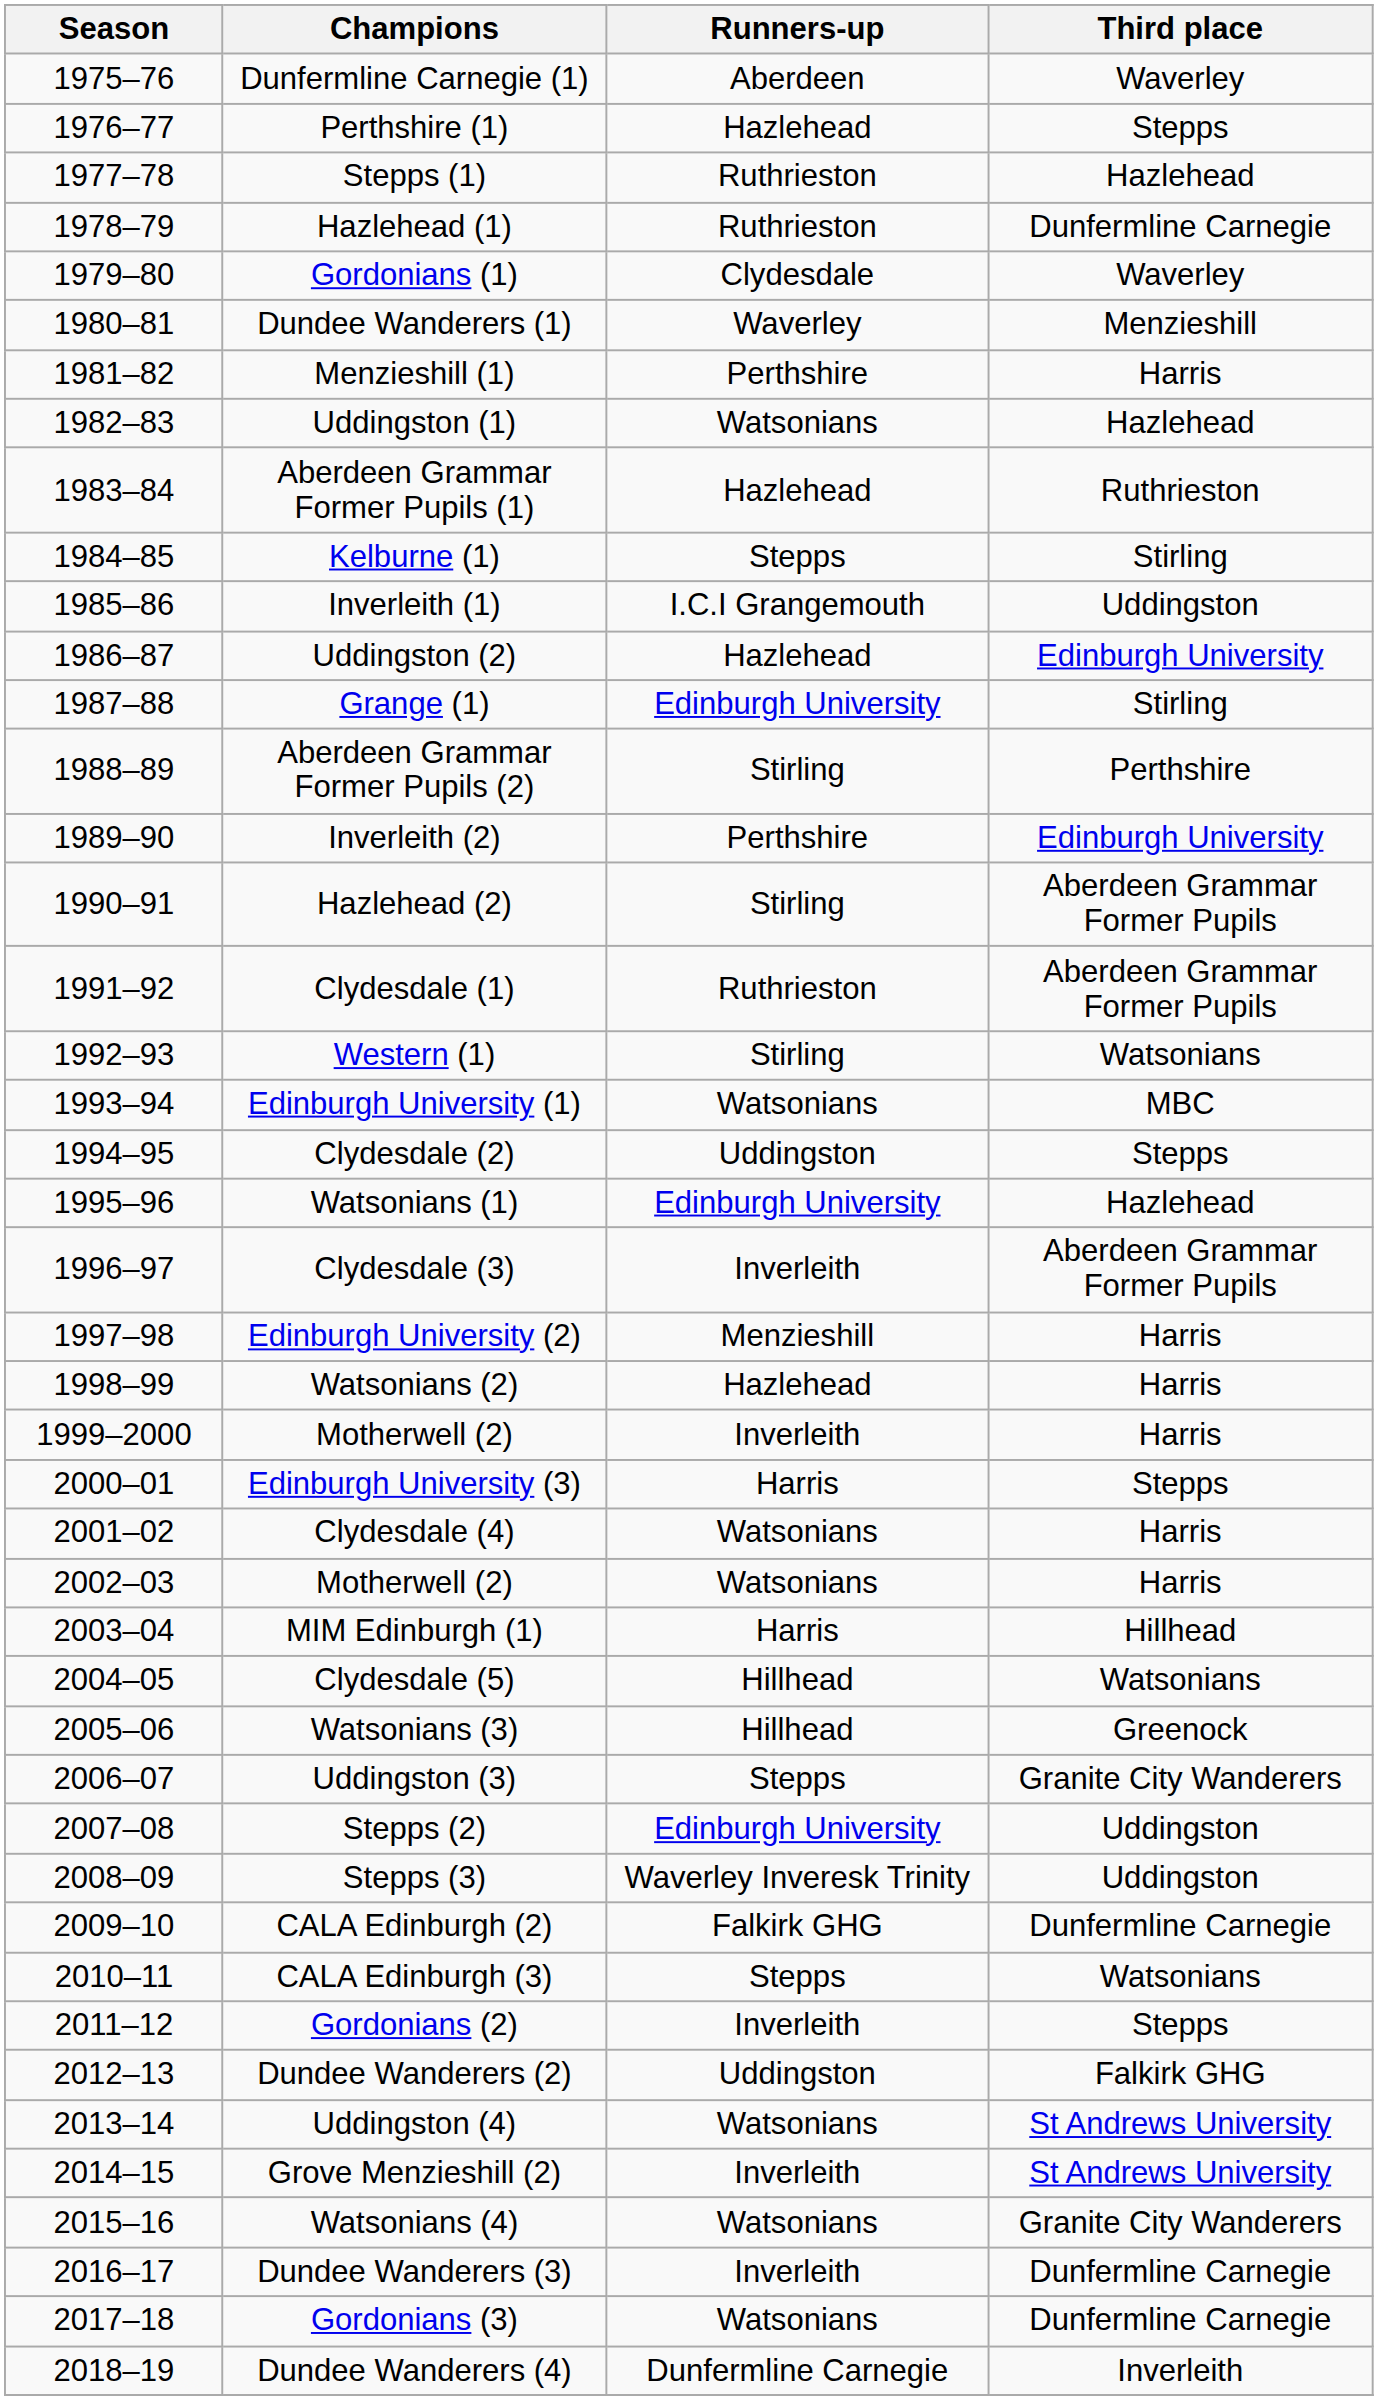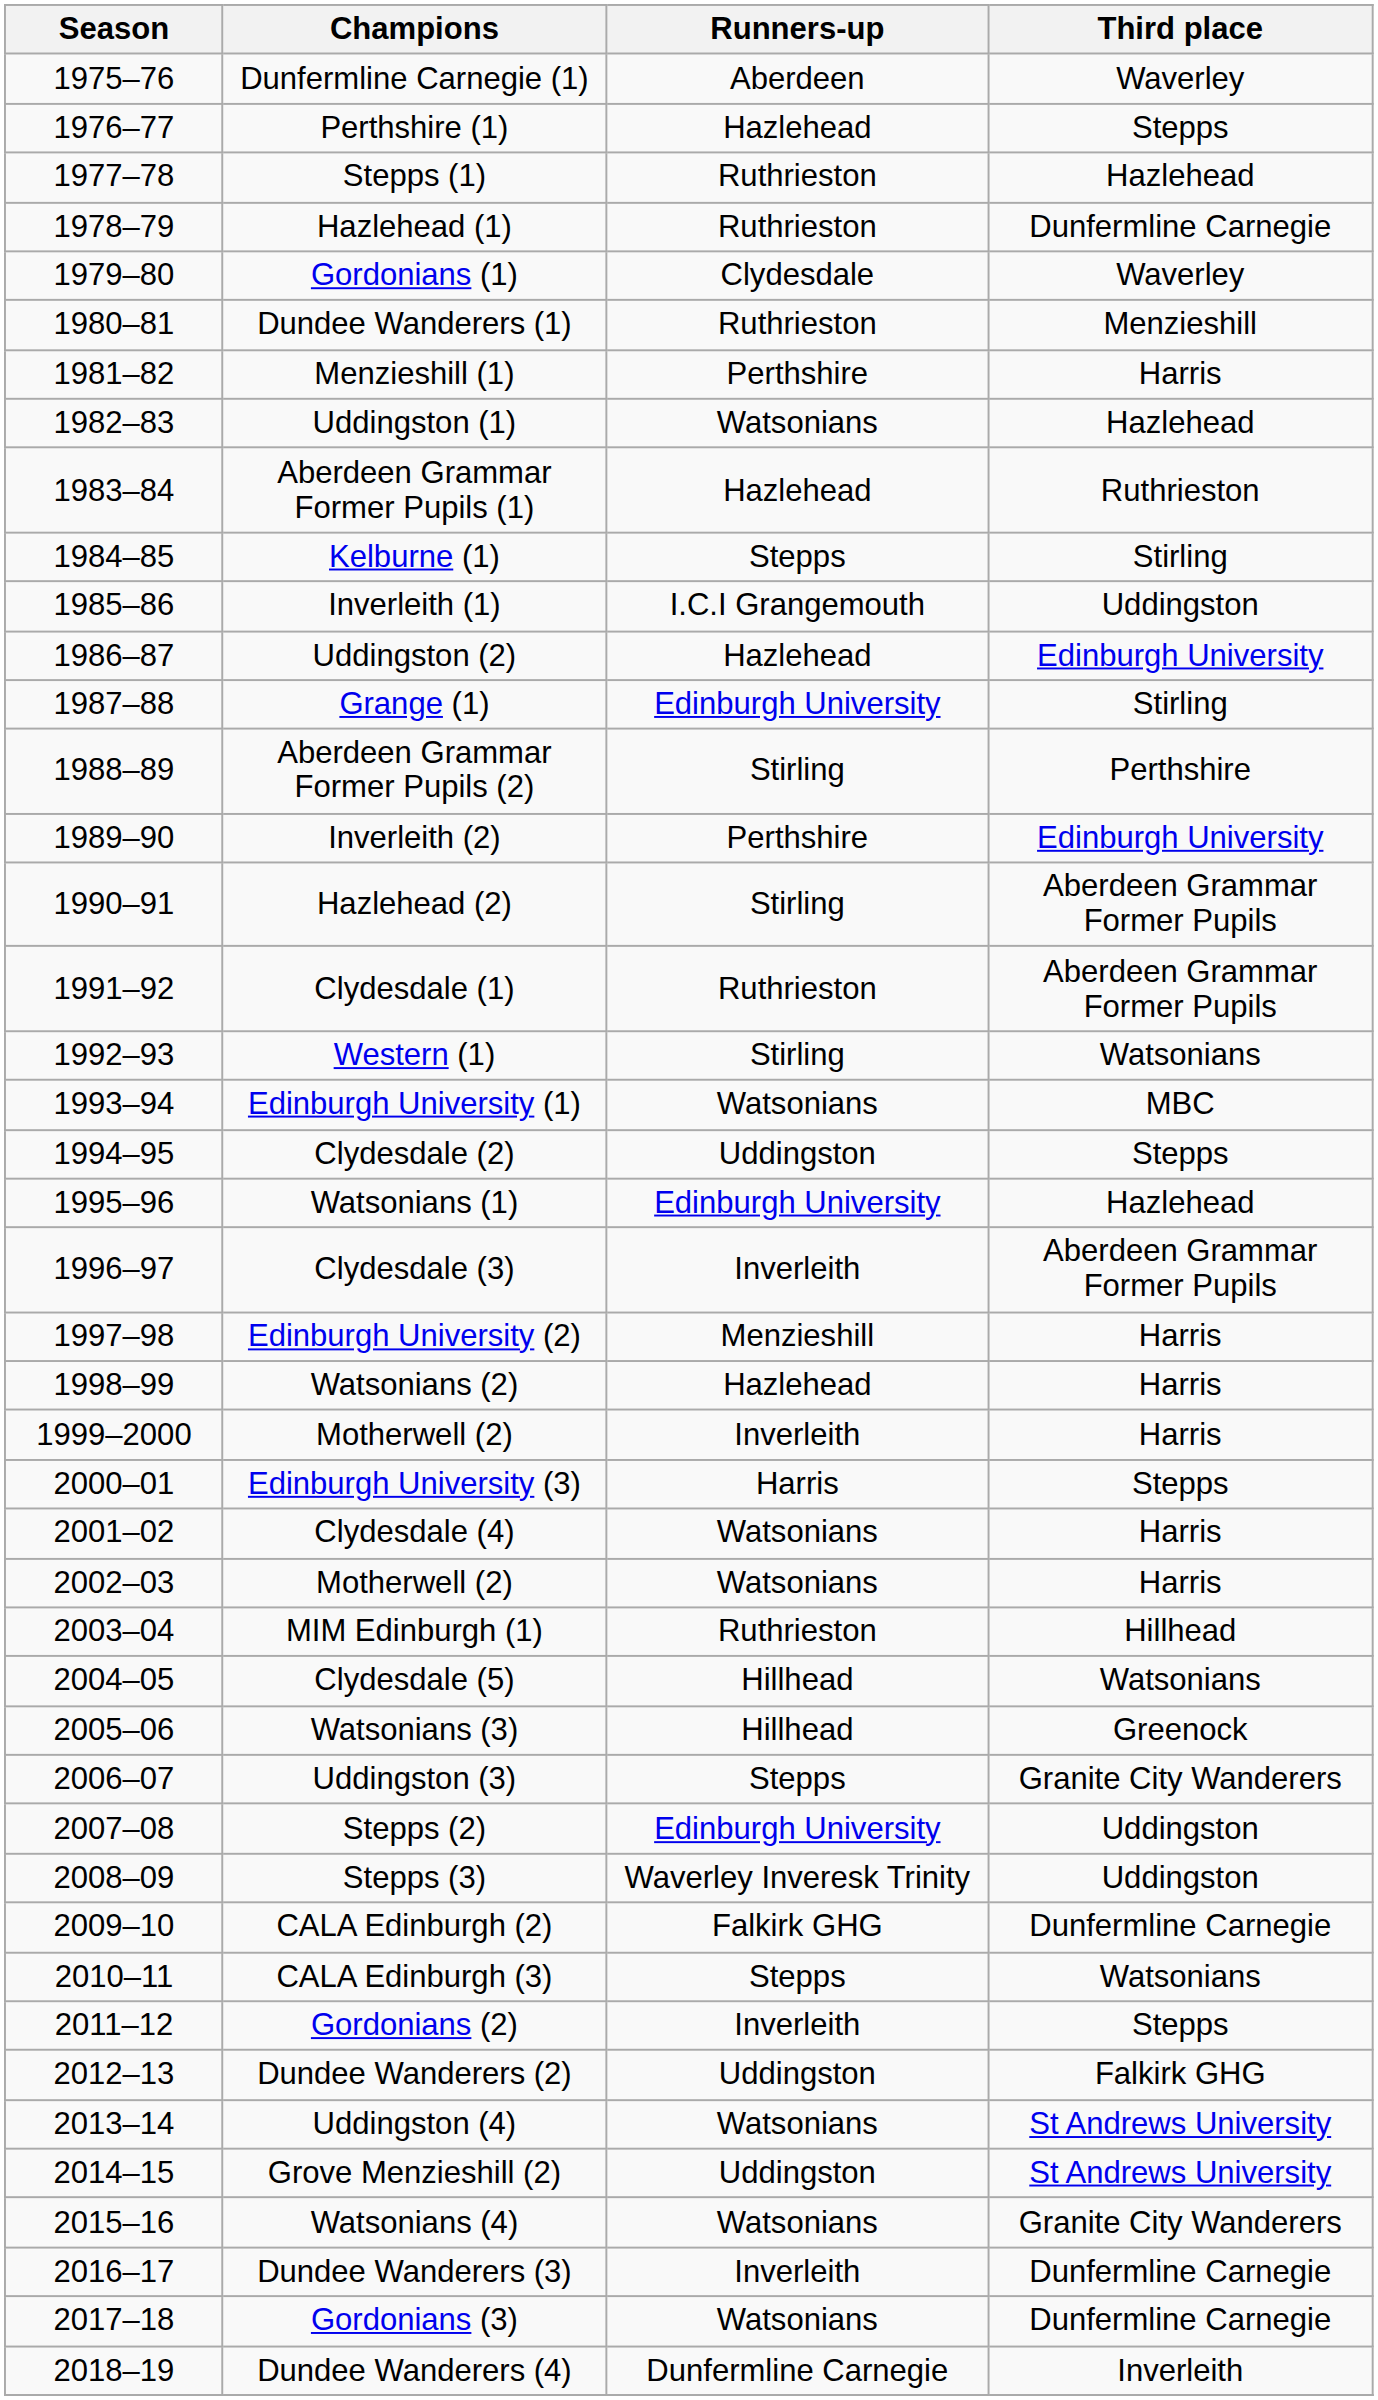(797, 324) Waverley -> (797, 324) Ruthrieston
(797, 1631) Harris -> (797, 1631) Ruthrieston
(797, 2172) Inverleith -> (797, 2172) Uddingston
